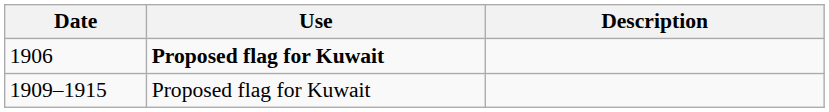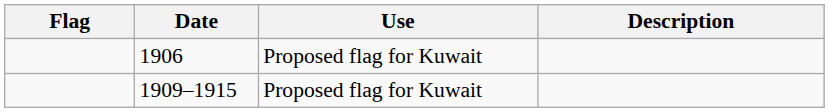+ column: (70, 21)
(268, 55) bold -> (373, 55) normal
